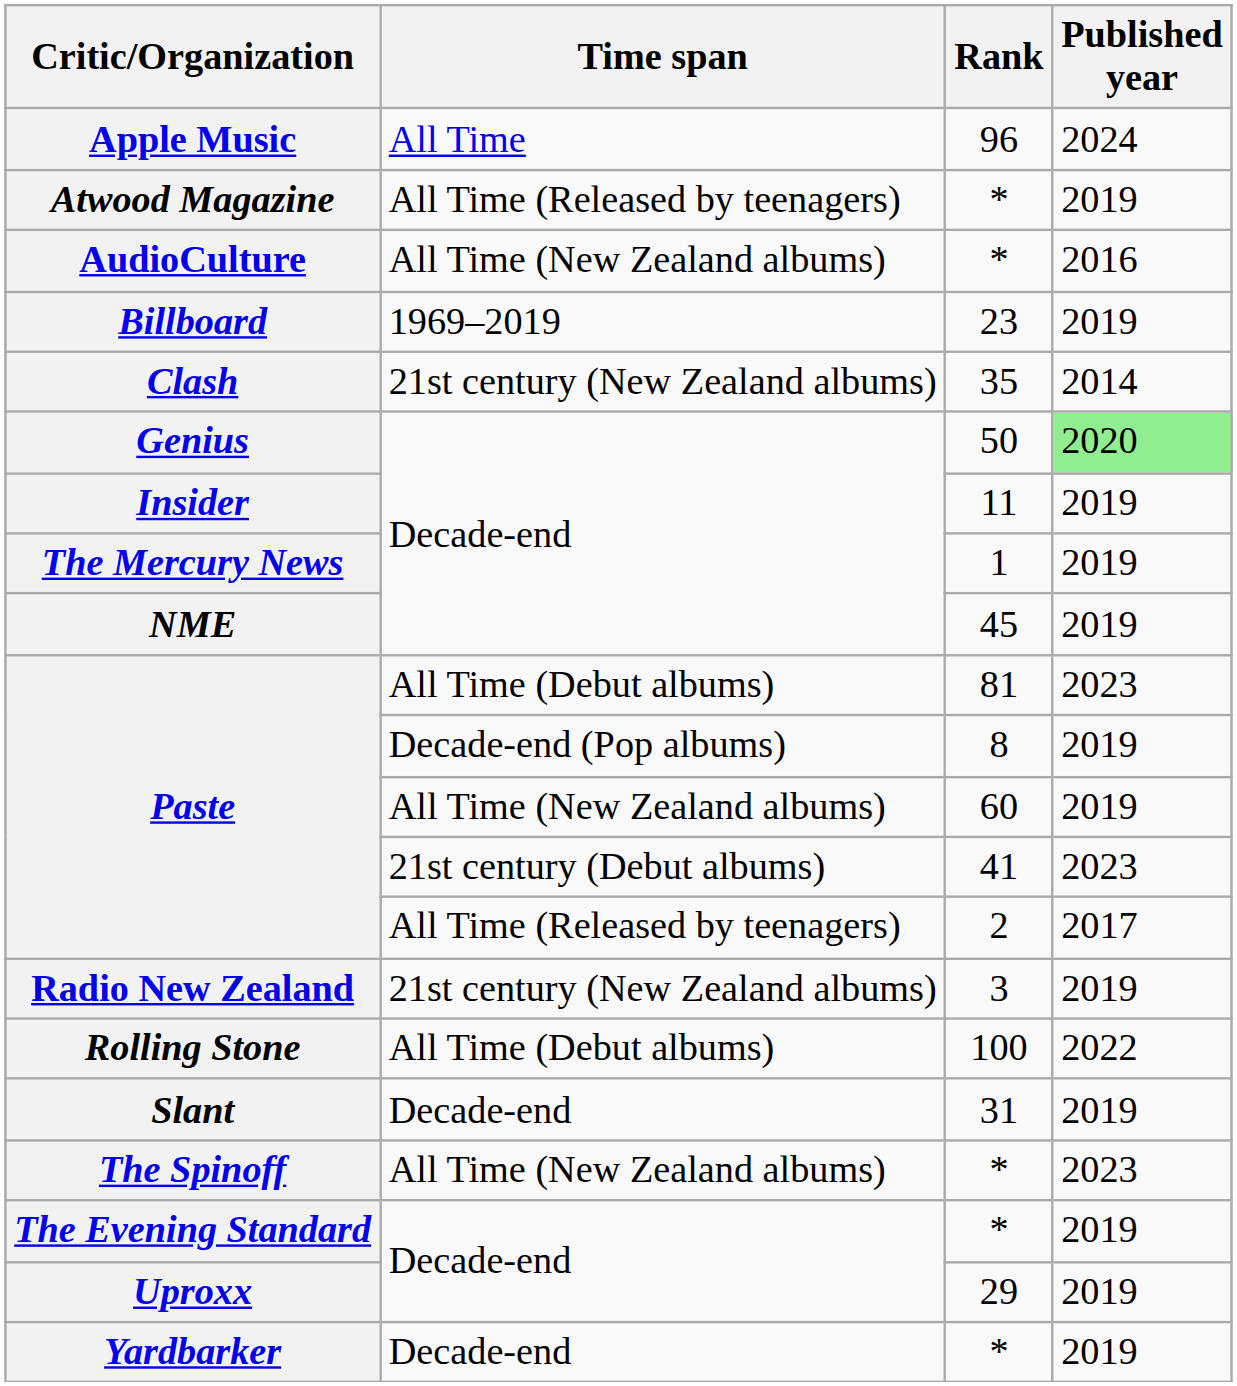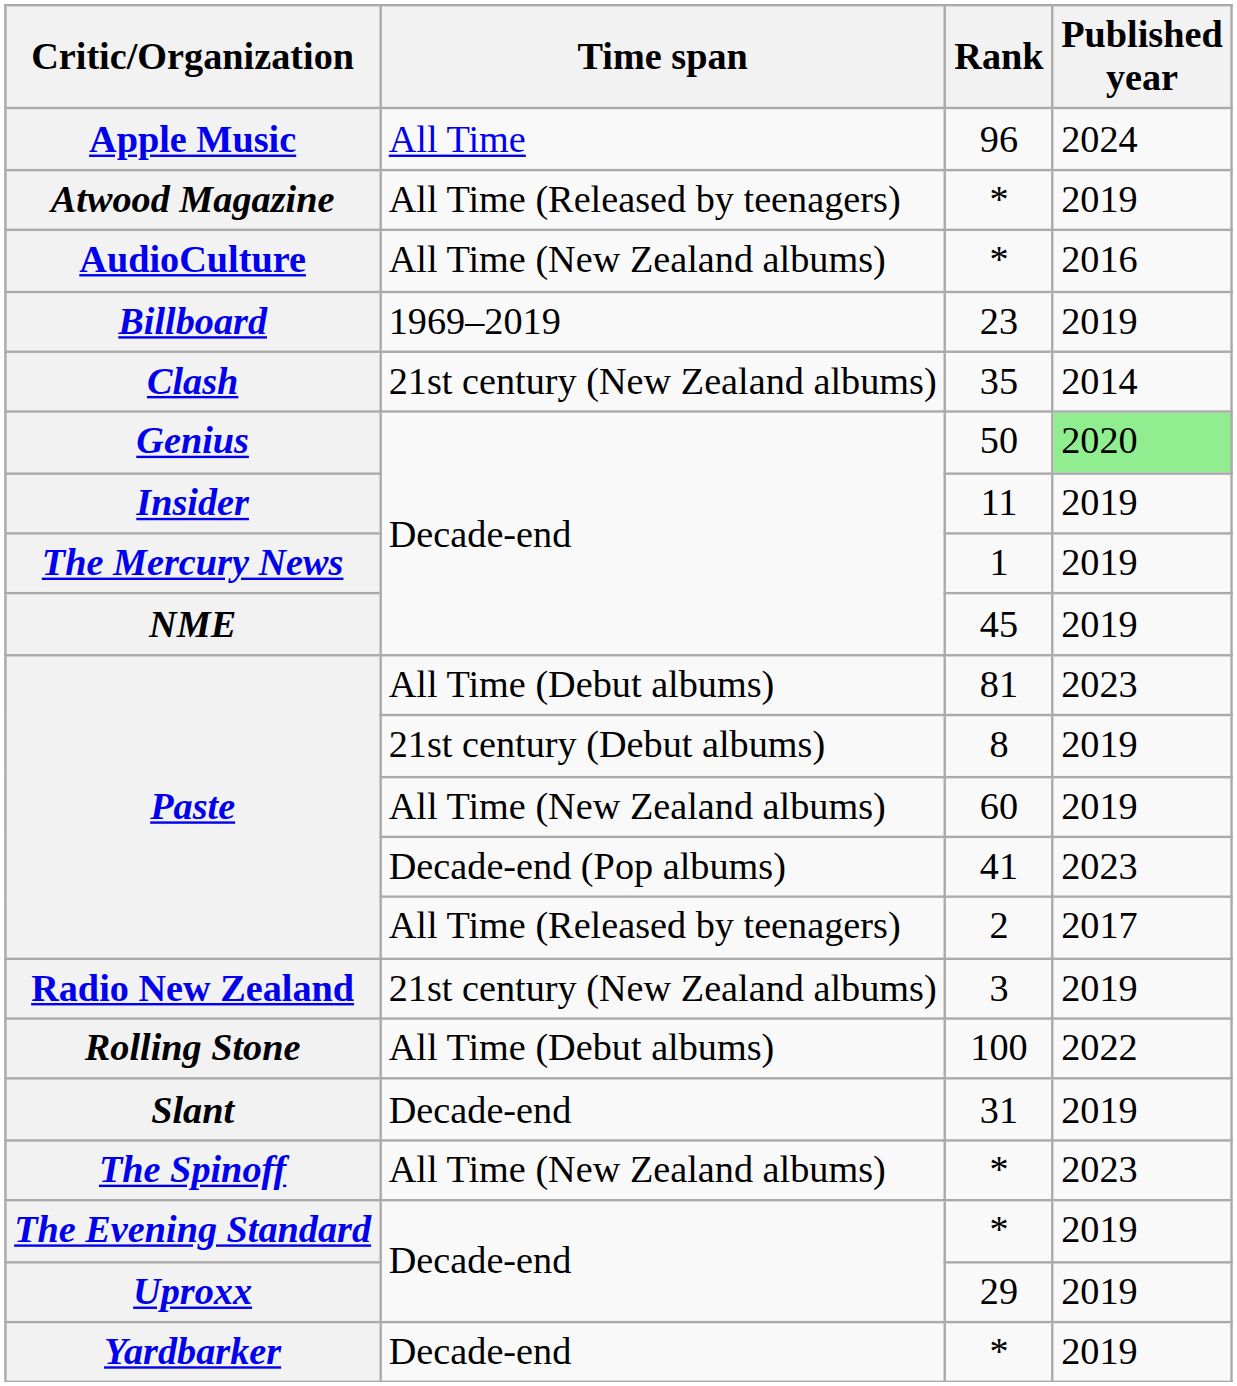(587, 744) Decade-end (Pop albums) -> (607, 744) 21st century (Debut albums)
(607, 866) 21st century (Debut albums) -> (587, 866) Decade-end (Pop albums)
